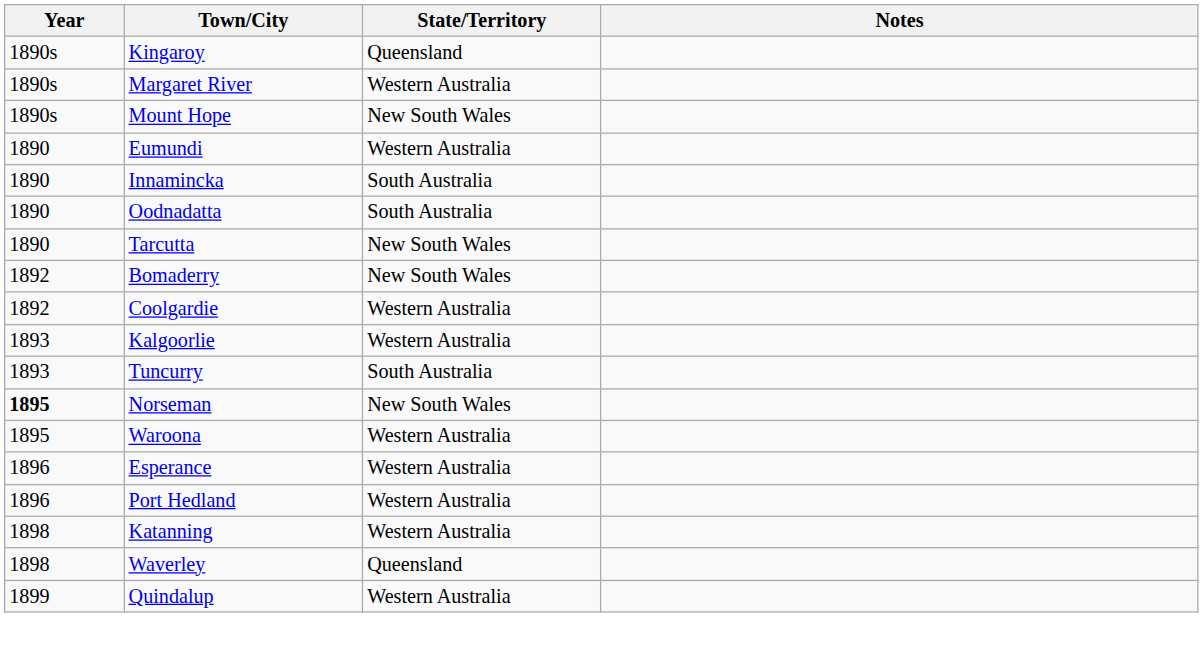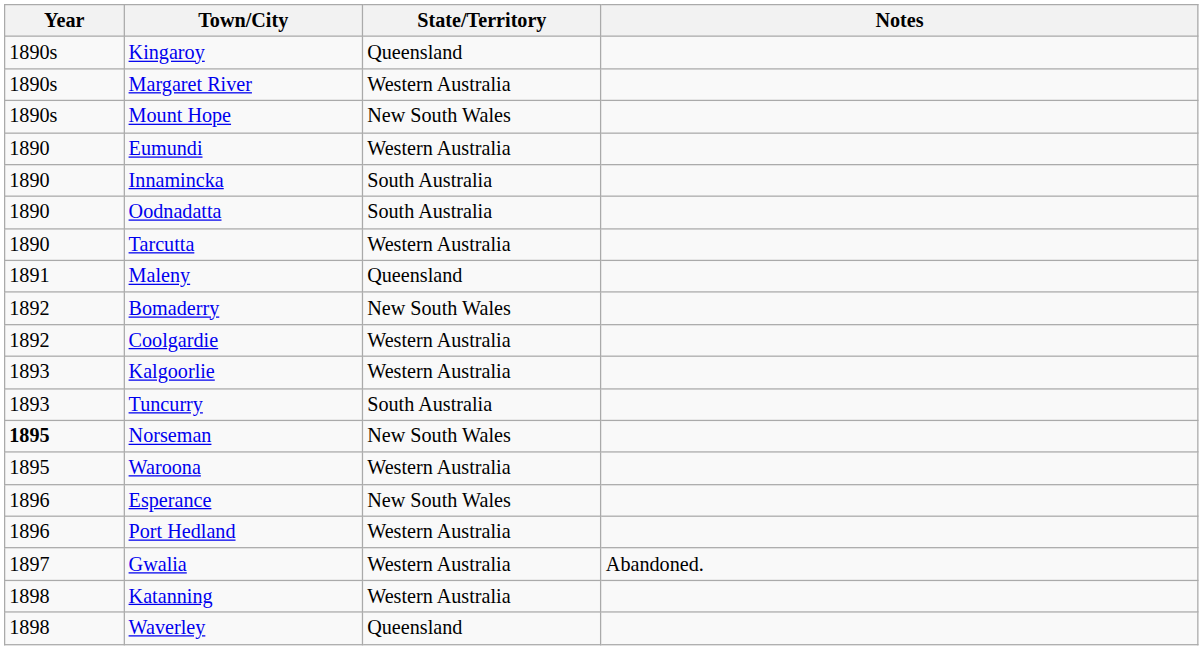(439, 244) New South Wales -> (439, 244) Western Australia
+ row: (159, 276)
(439, 468) Western Australia -> (439, 500) New South Wales
+ row: (158, 564)
- row: (171, 595)
